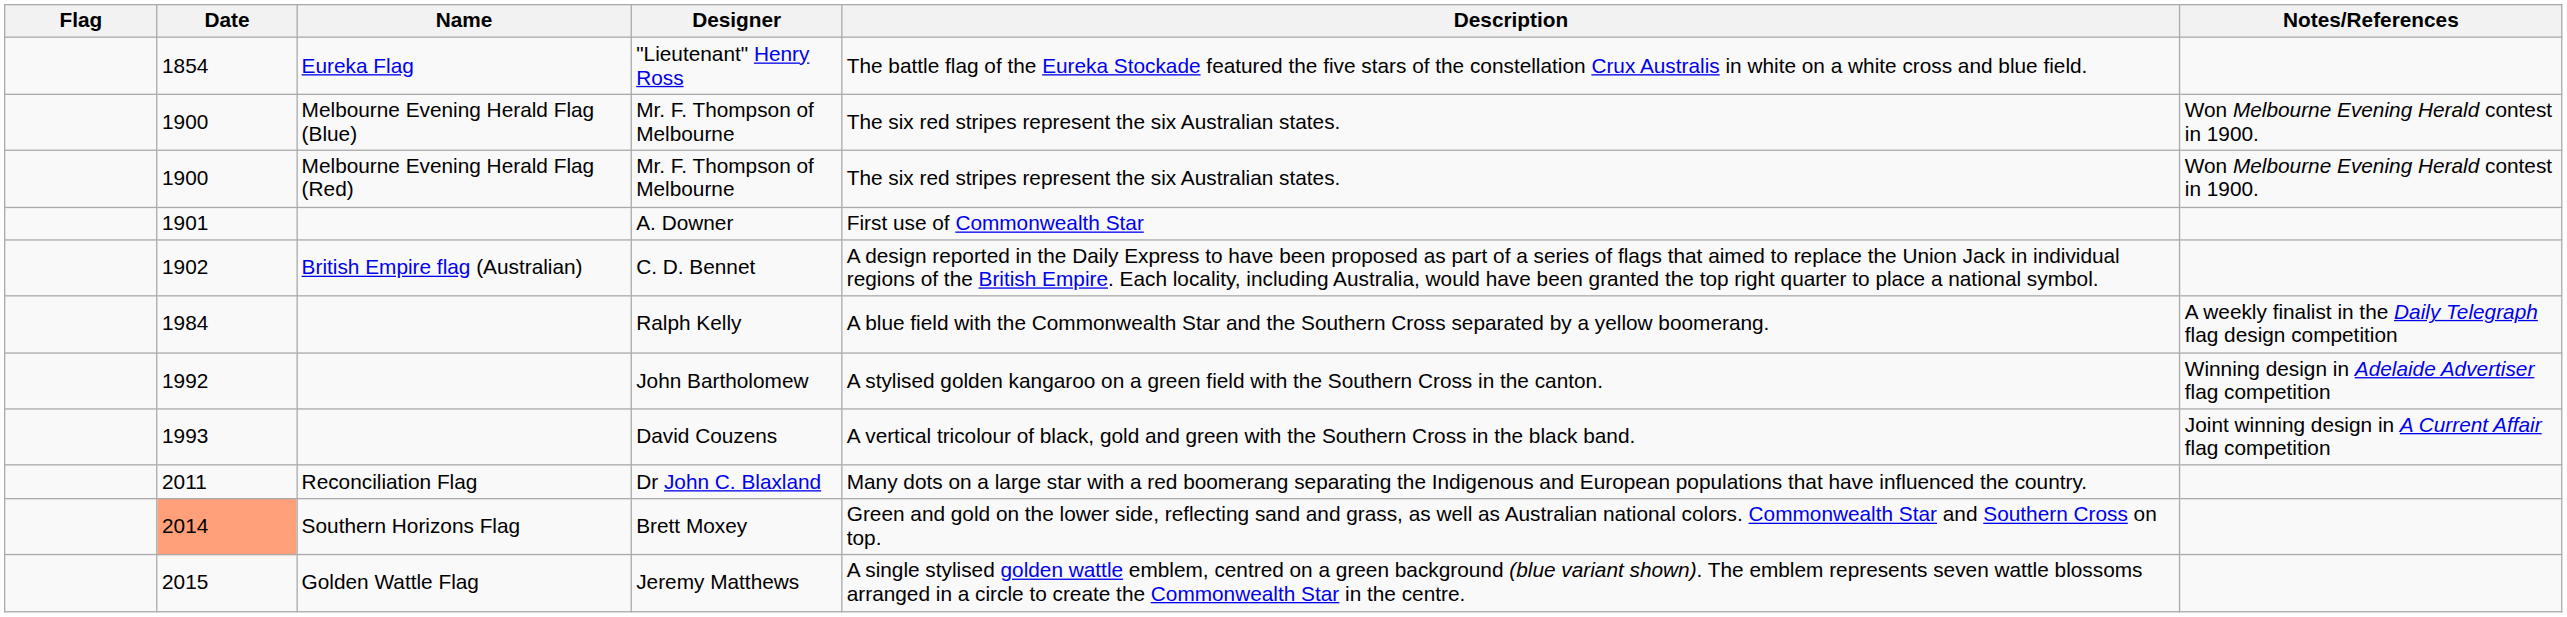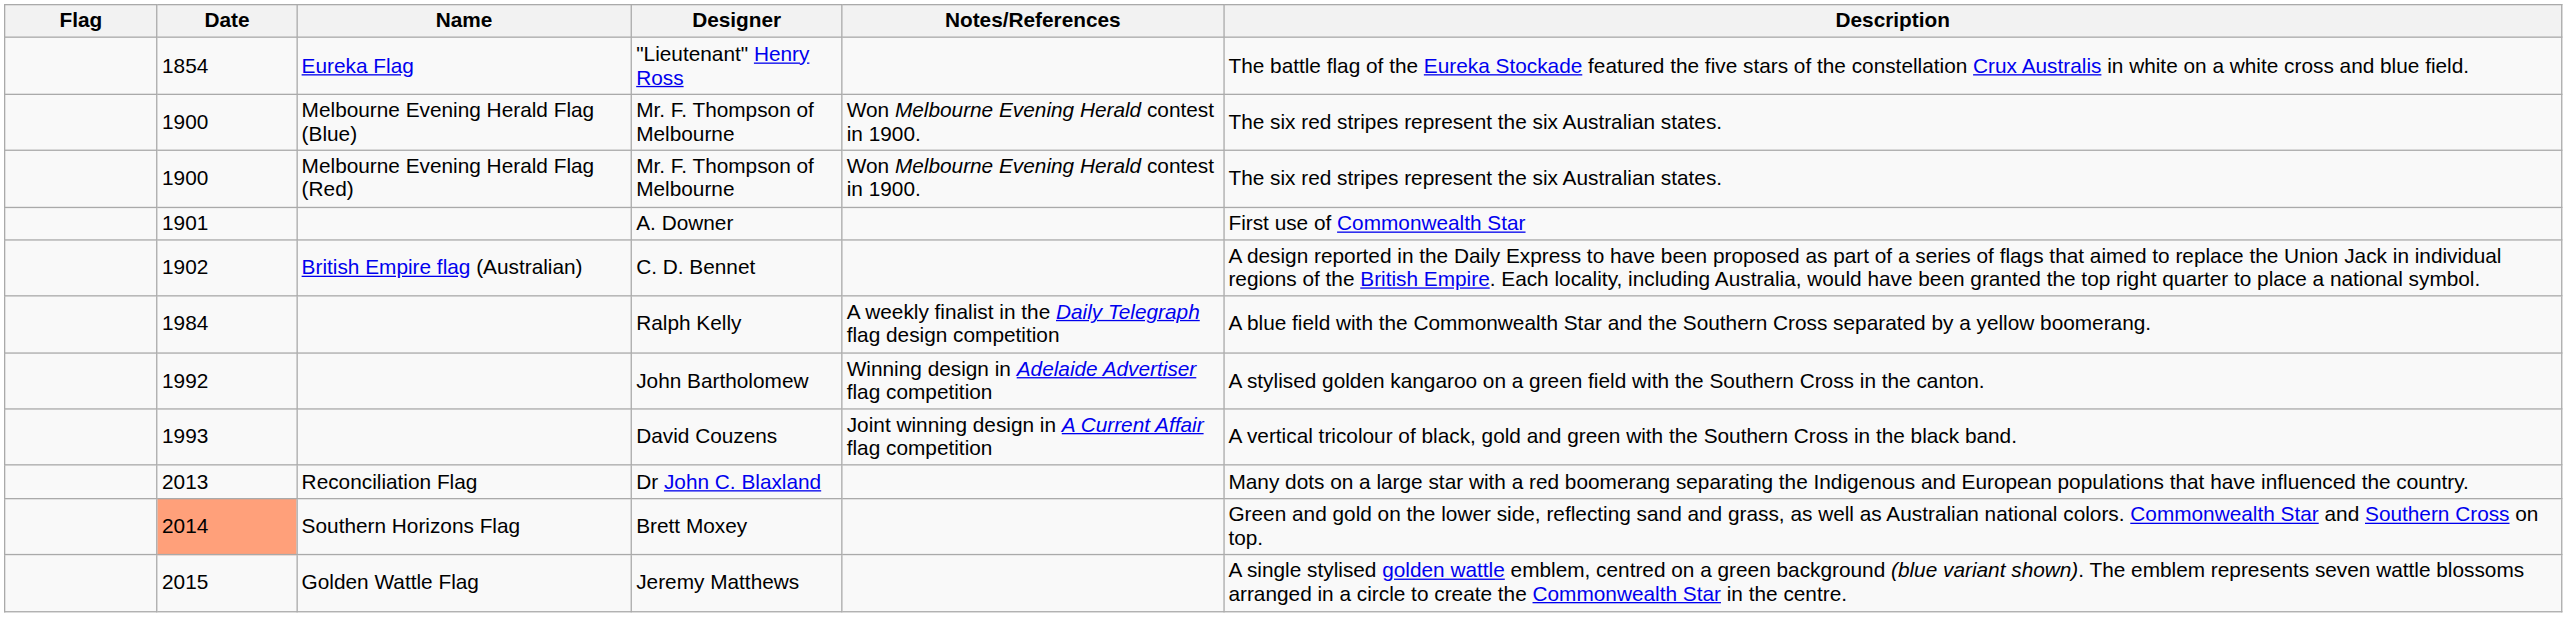columns swapped: (1511, 20) <-> (2371, 20)
(184, 481) 2011 -> (185, 481) 2013
